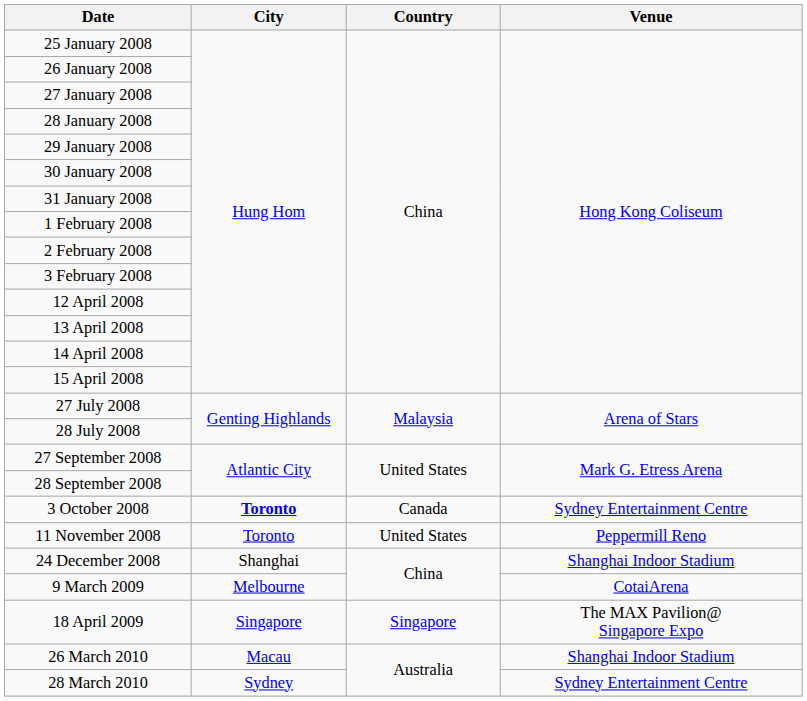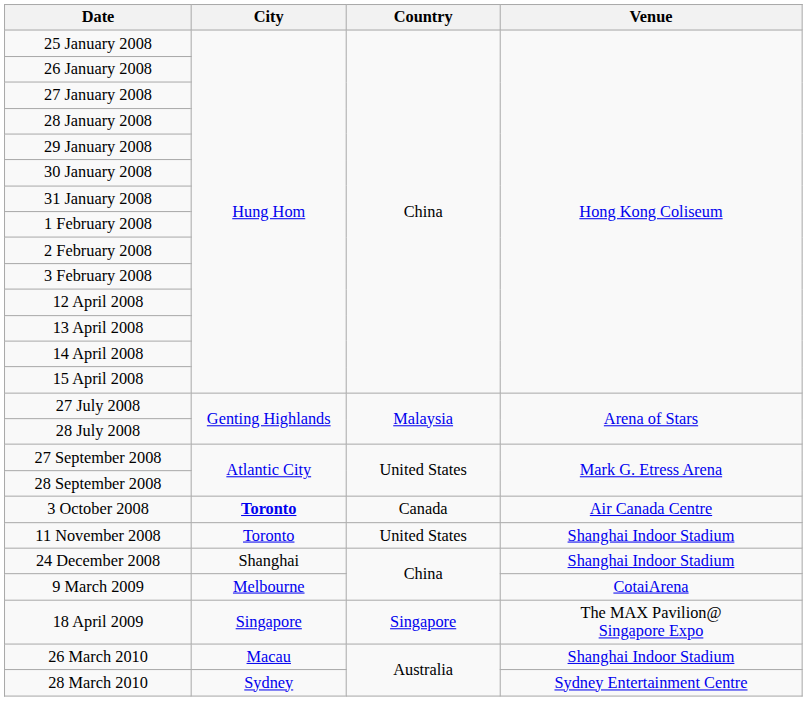(651, 509) Sydney Entertainment Centre -> (651, 509) Air Canada Centre
(651, 535) Peppermill Reno -> (651, 535) Shanghai Indoor Stadium
